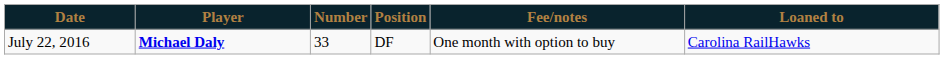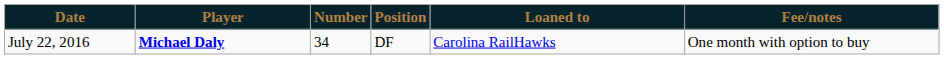columns swapped: (812, 17) <-> (557, 17)
(322, 41) 33 -> (322, 41) 34
